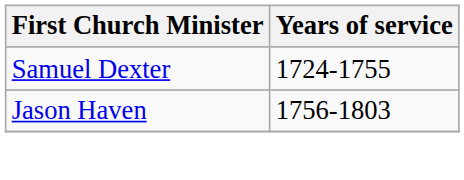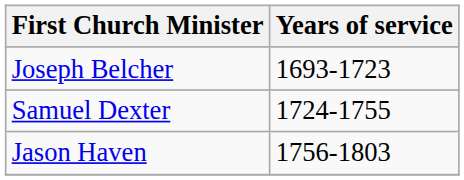+ row: (92, 68)
